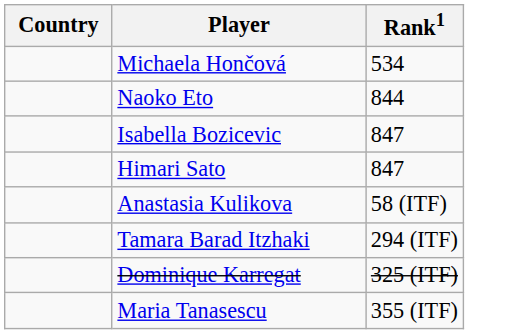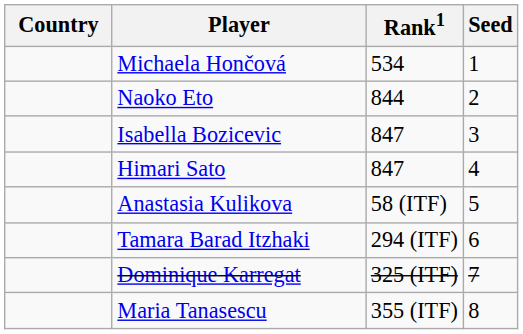+ column: (490, 25)
